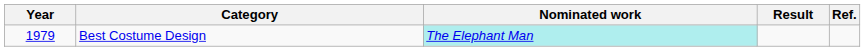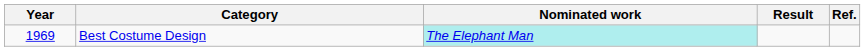(40, 35) 1979 -> (40, 35) 1969
